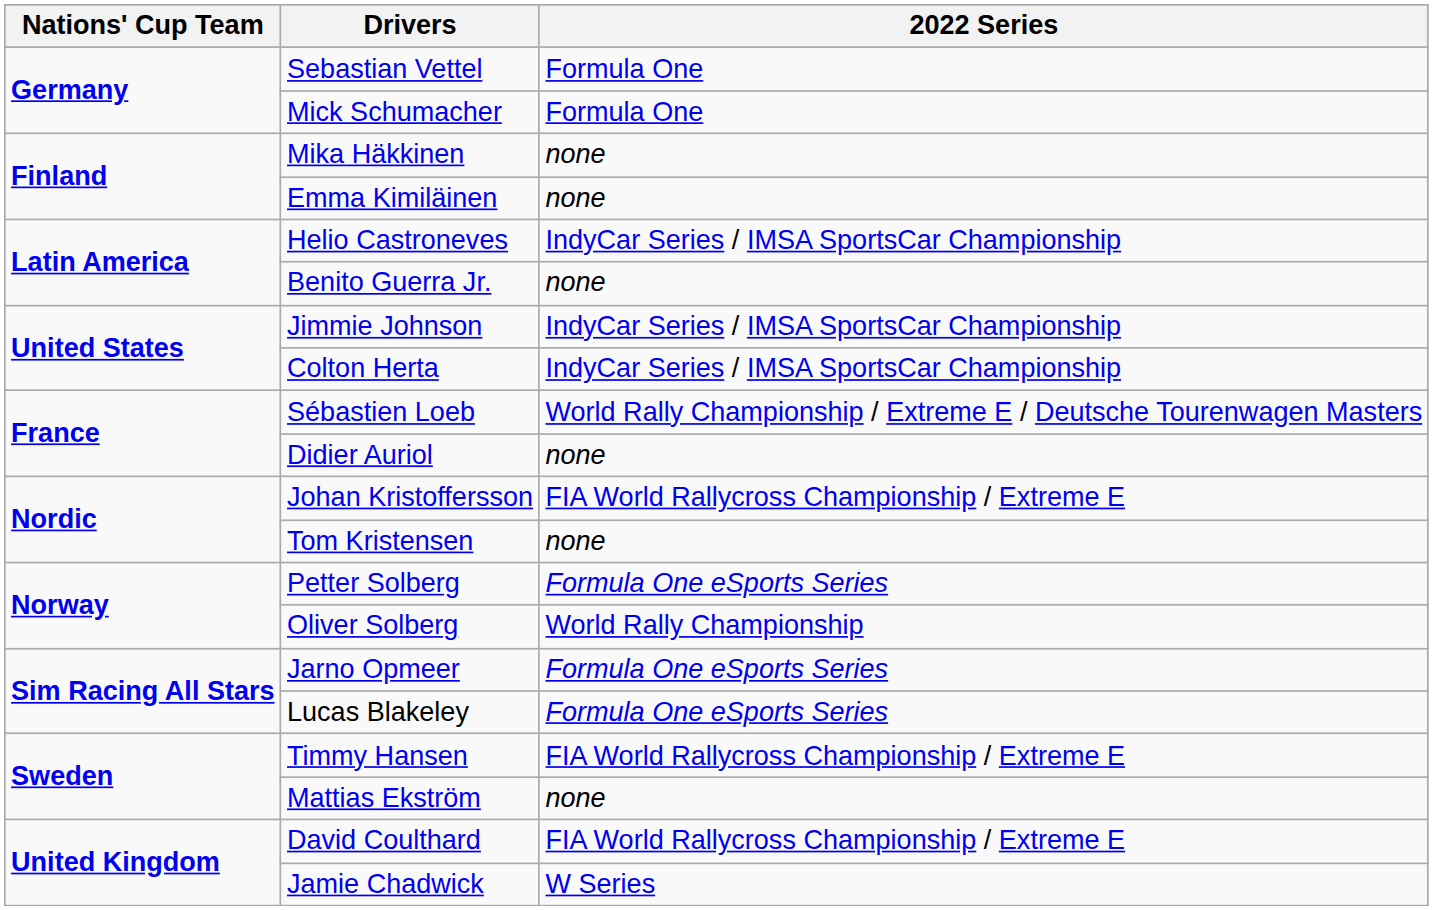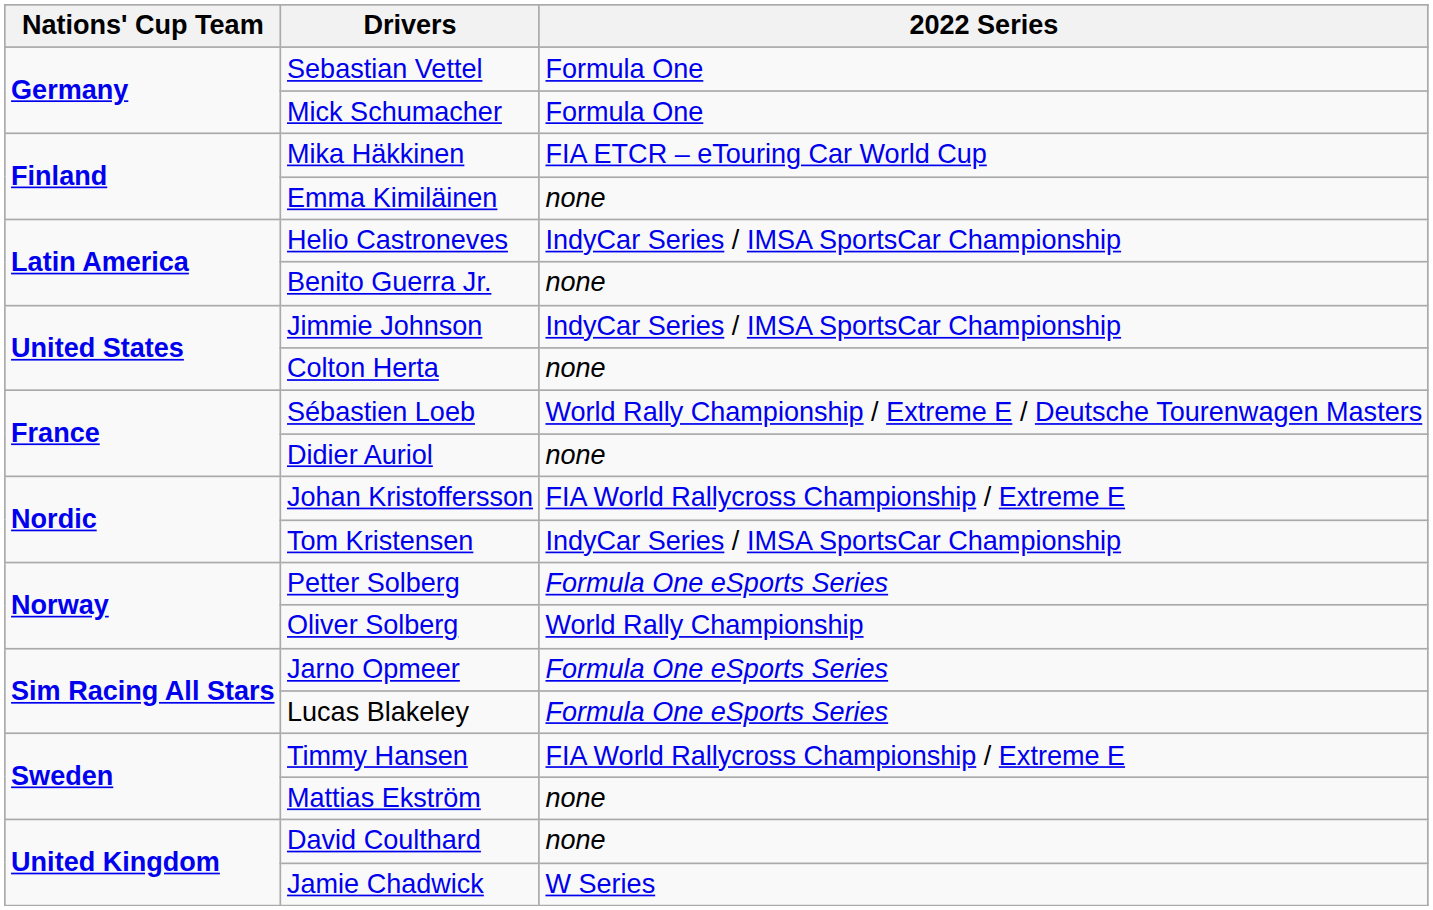(576, 154) none -> (766, 154) FIA ETCR – eTouring Car World Cup
(833, 369) IndyCar Series / IMSA SportsCar Championship -> (576, 369) none
(576, 540) none -> (833, 540) IndyCar Series / IMSA SportsCar Championship
(835, 840) FIA World Rallycross Championship / Extreme E -> (576, 840) none
